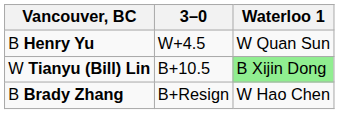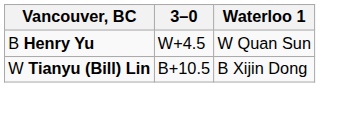(281, 69) lightgreen background -> (262, 69) no background
- row: (66, 95)
